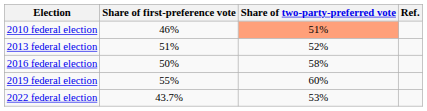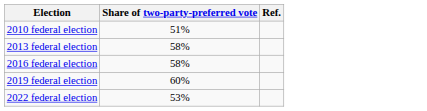- column: (169, 13)
(318, 30) lightsalmon background -> (180, 30) no background
(318, 47) 52% -> (180, 47) 58%
